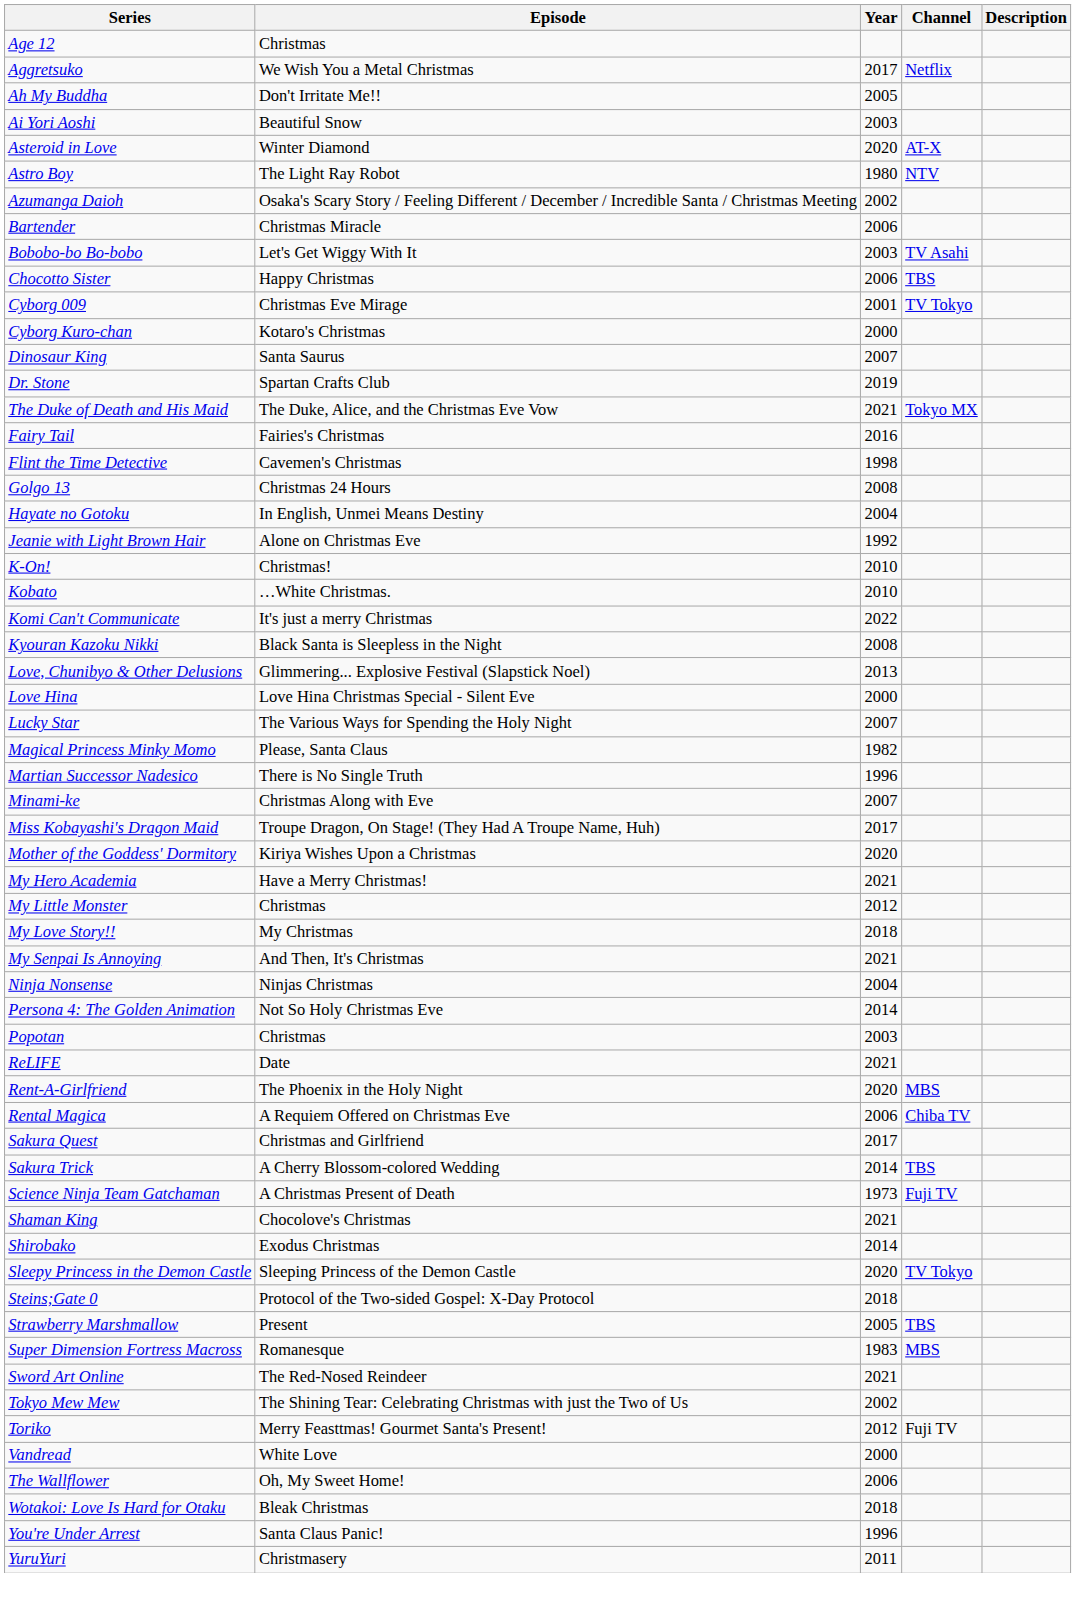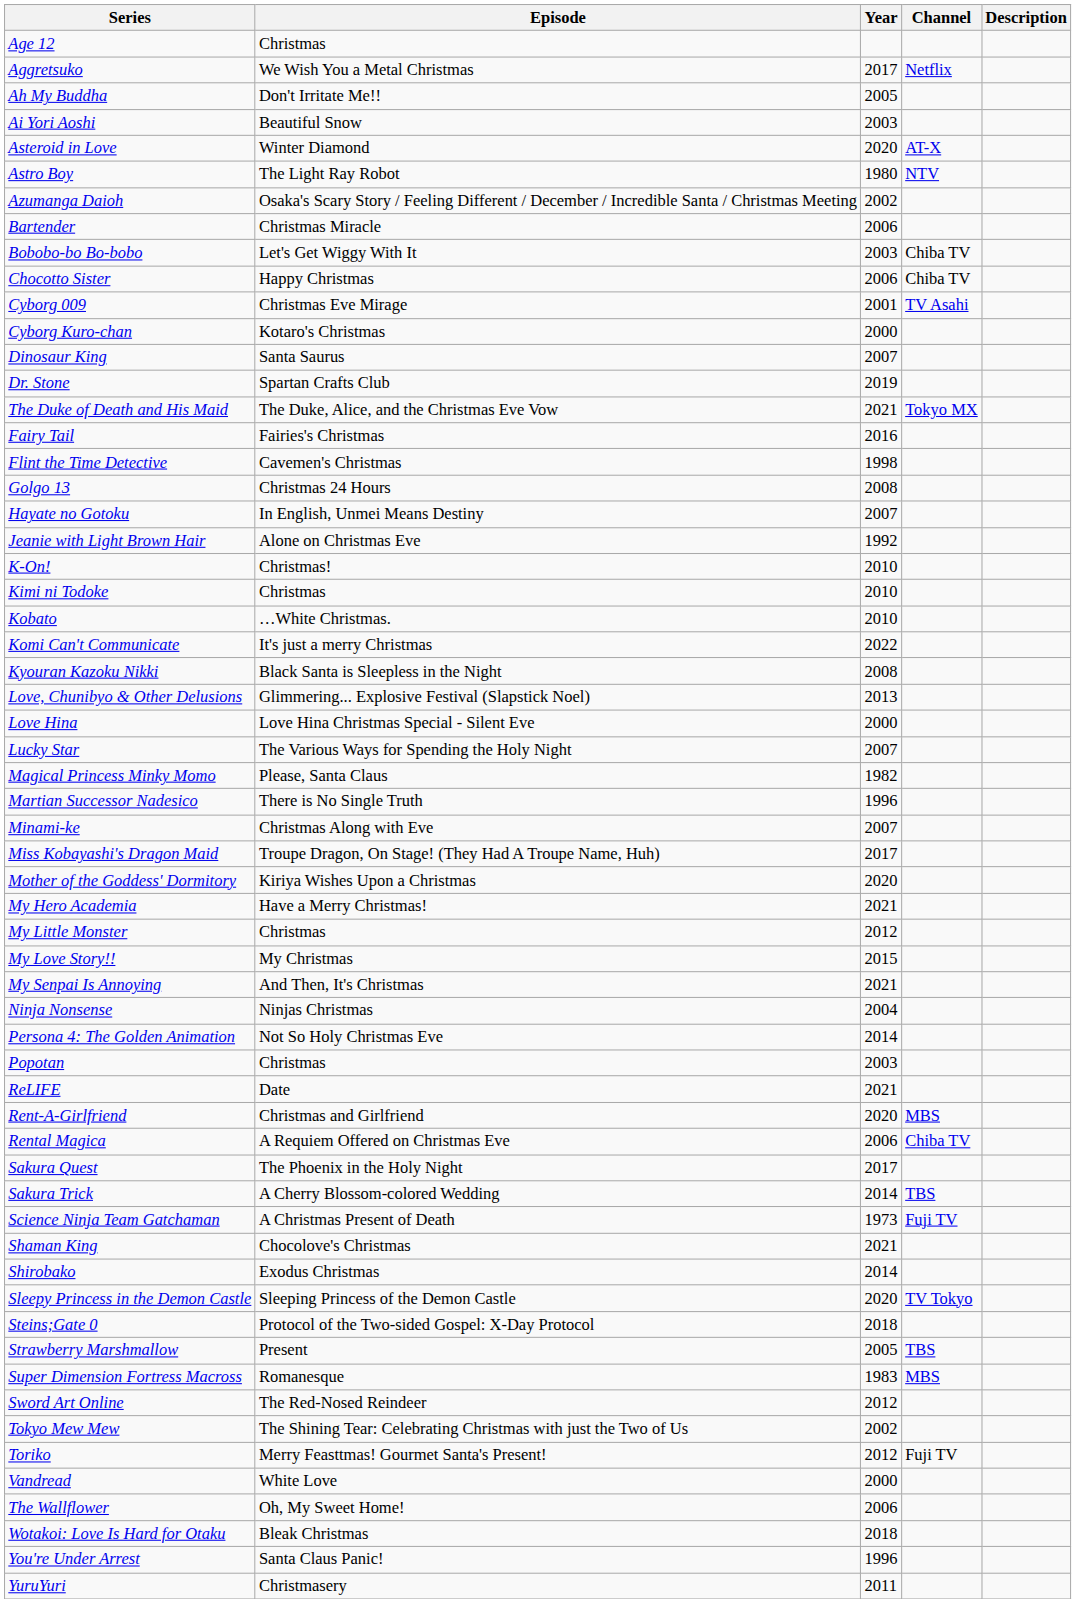(937, 252) TV Asahi -> (938, 252) Chiba TV
(920, 278) TBS -> (938, 278) Chiba TV
(939, 305) TV Tokyo -> (937, 305) TV Asahi
(881, 514) 2004 -> (881, 514) 2007
+ row: (58, 592)
(881, 932) 2018 -> (881, 958) 2015
(361, 1089) The Phoenix in the Holy Night -> (341, 1115) Christmas and Girlfriend
(341, 1141) Christmas and Girlfriend -> (361, 1167) The Phoenix in the Holy Night
(881, 1376) 2021 -> (881, 1402) 2012
